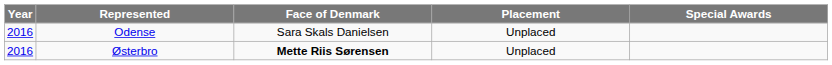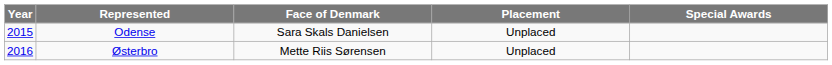(20, 32) 2016 -> (20, 32) 2015
(333, 51) bold -> (333, 51) normal
